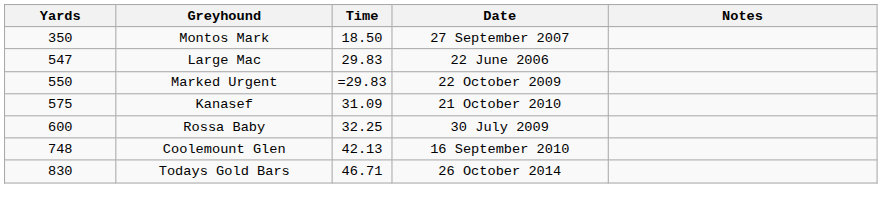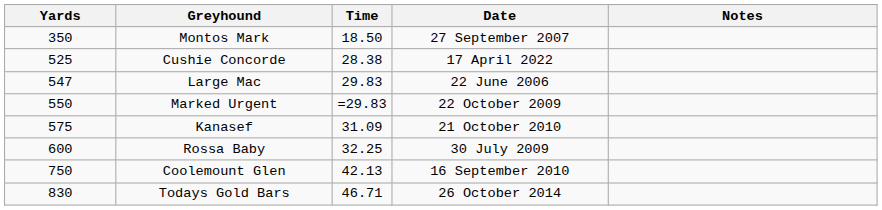+ row: (224, 60)
(60, 149) 748 -> (60, 171) 750
